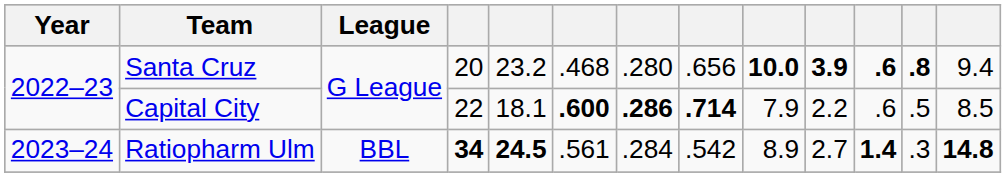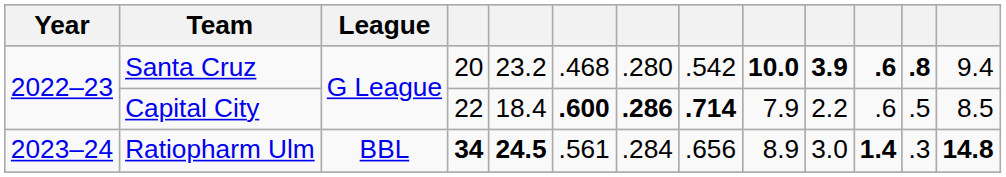(710, 66) .656 -> (710, 66) .542
(521, 108) 18.1 -> (521, 108) 18.4
(710, 150) .542 -> (710, 150) .656
(830, 150) 2.7 -> (830, 150) 3.0
